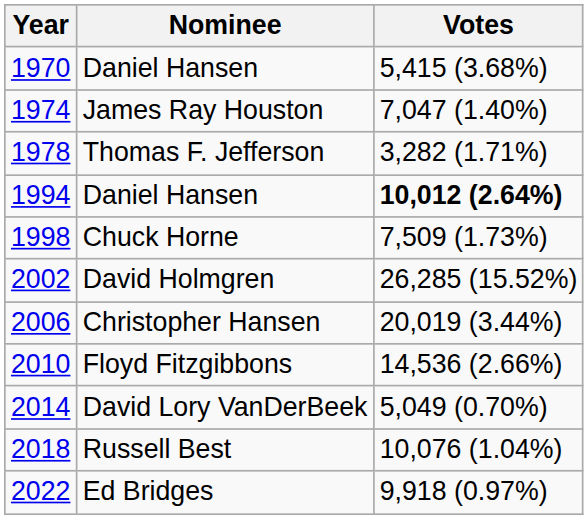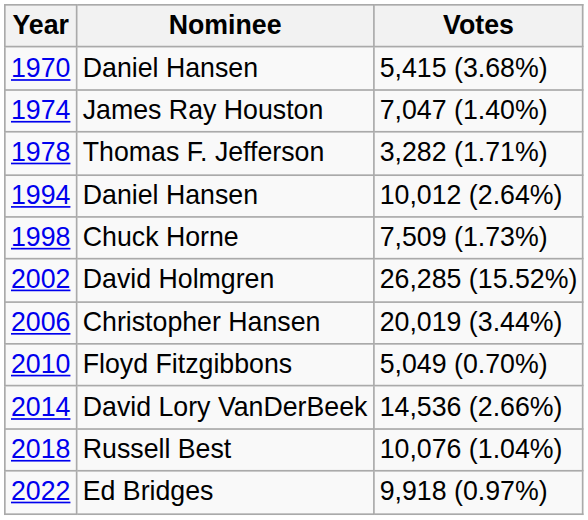(471, 195) bold -> (471, 195) normal
(471, 364) 14,536 (2.66%) -> (464, 364) 5,049 (0.70%)
(464, 407) 5,049 (0.70%) -> (471, 407) 14,536 (2.66%)
